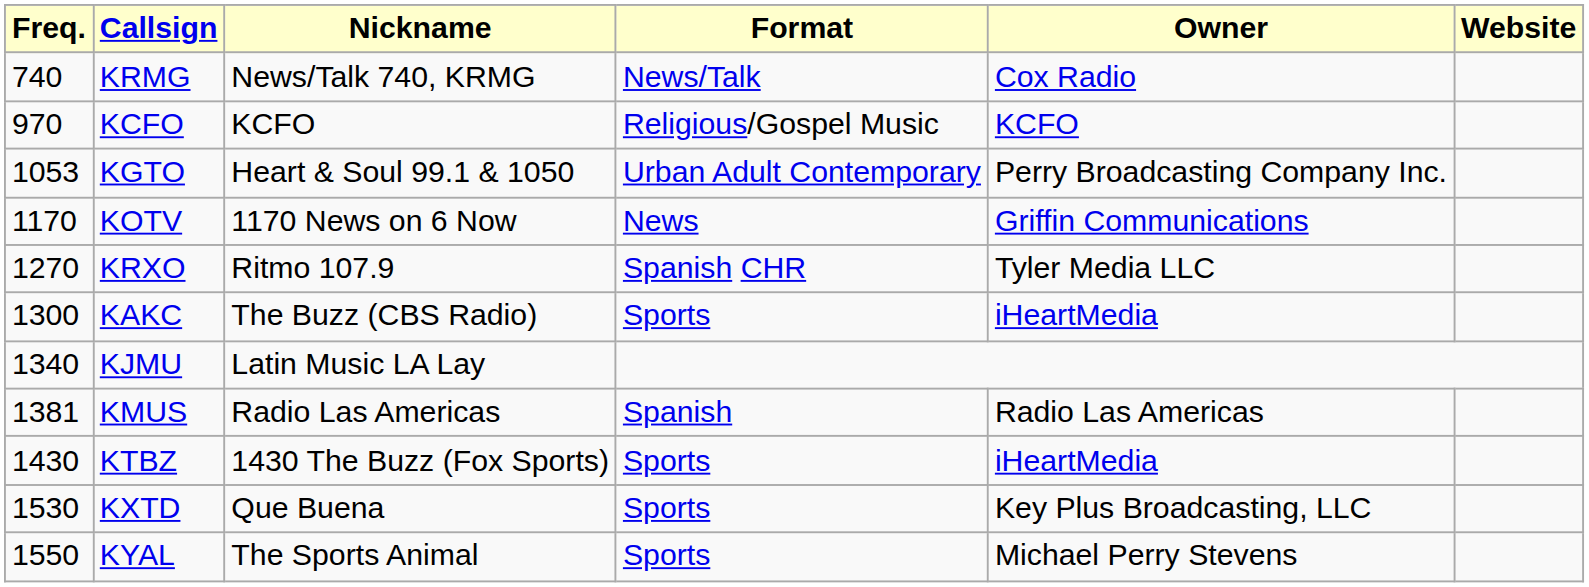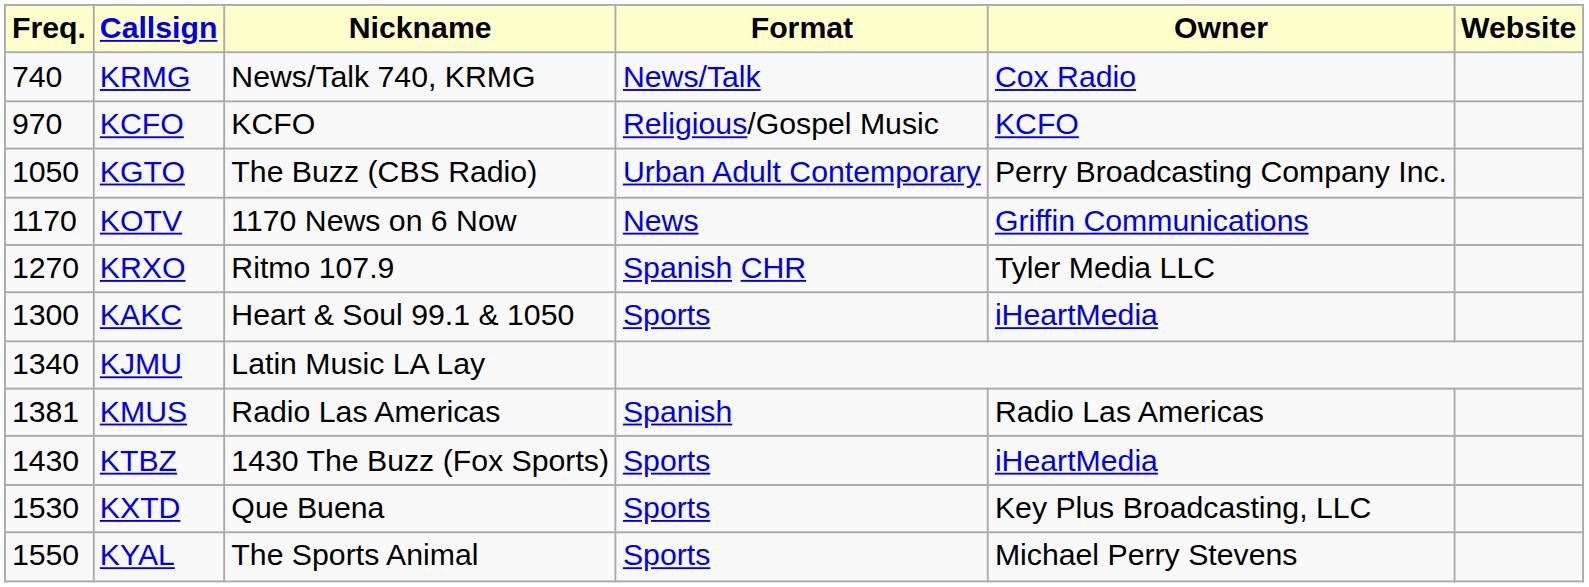(46, 172) 1053 -> (46, 172) 1050
(403, 172) Heart & Soul 99.1 & 1050 -> (384, 172) The Buzz (CBS Radio)
(384, 316) The Buzz (CBS Radio) -> (403, 316) Heart & Soul 99.1 & 1050
